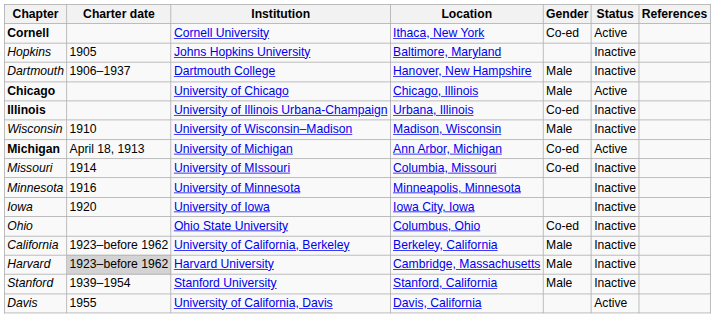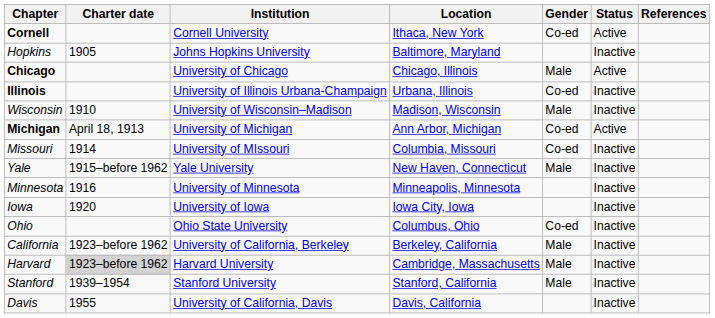- row: (36, 71)
+ row: (19, 168)
(611, 303) Active -> (614, 303) Inactive
